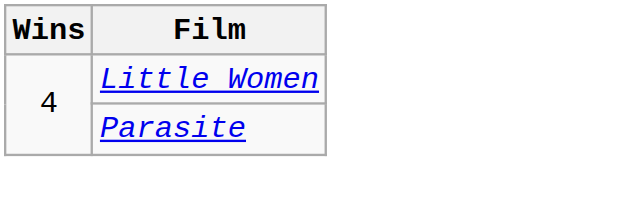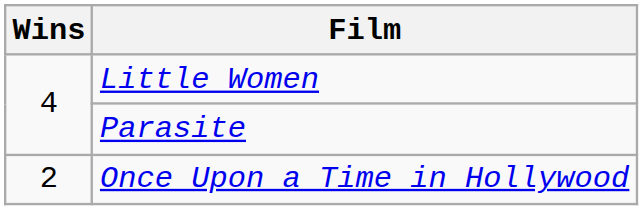+ row: (365, 179)
